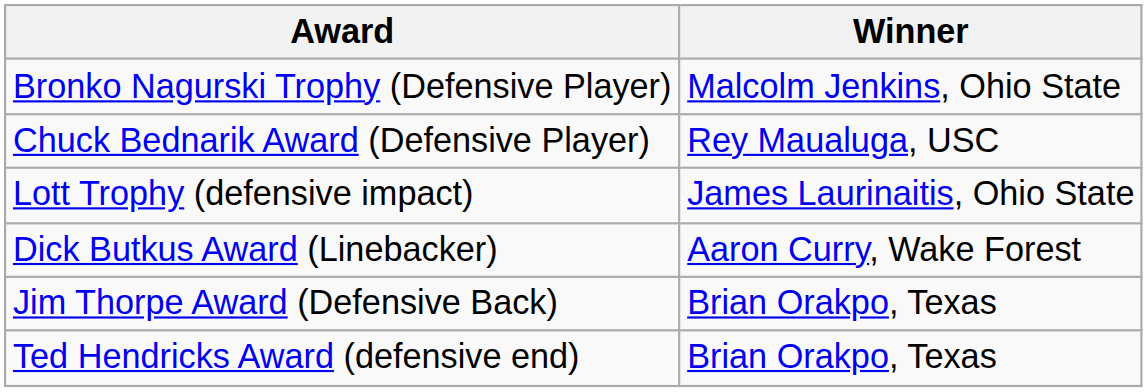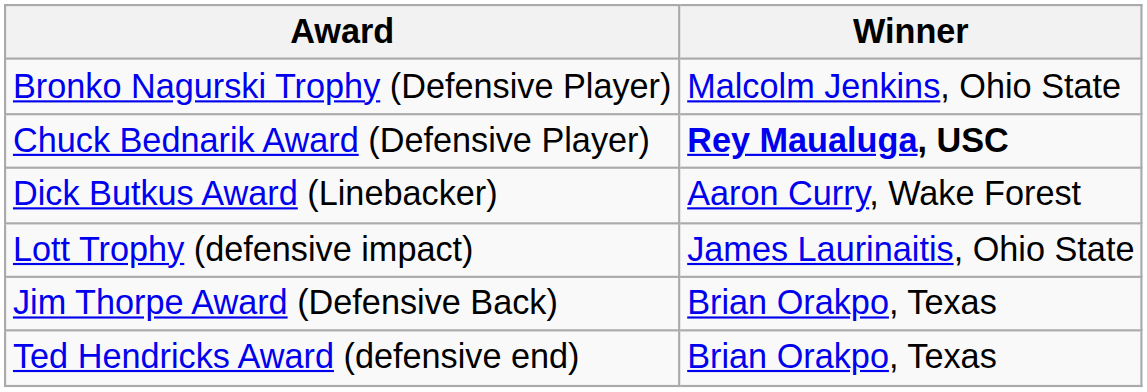(843, 140) normal -> (848, 140) bold
rows swapped: (255, 248) <-> (243, 194)
